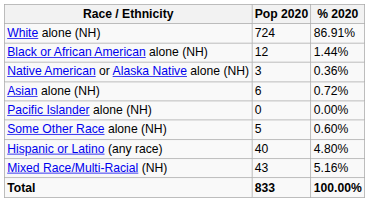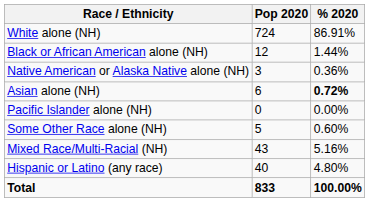(331, 91) normal -> (331, 91) bold
rows swapped: (87, 168) <-> (85, 149)
